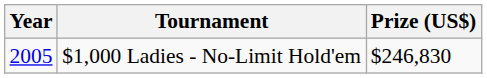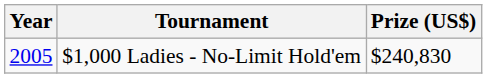(411, 55) $246,830 -> (411, 55) $240,830
